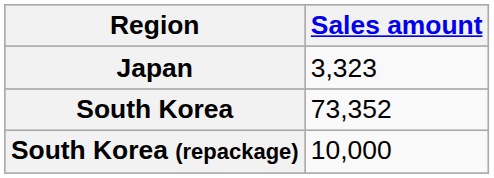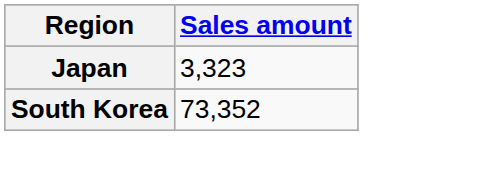- row: (155, 151)
